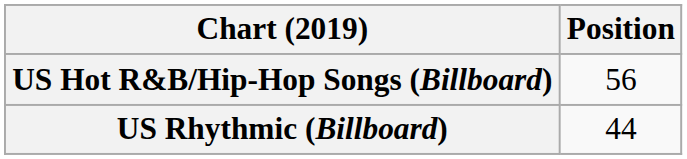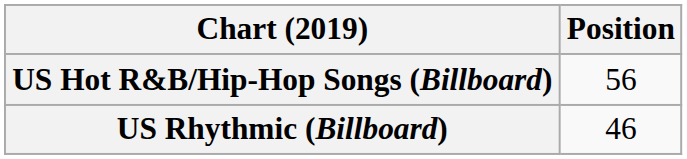(621, 128) 44 -> (621, 128) 46
